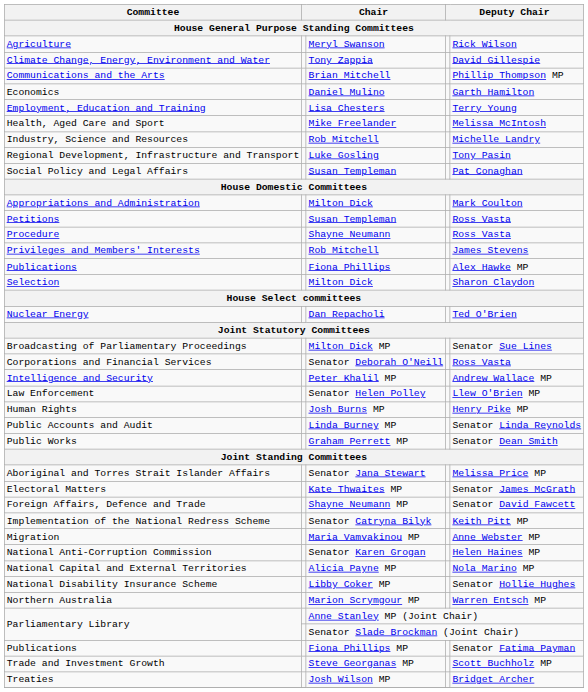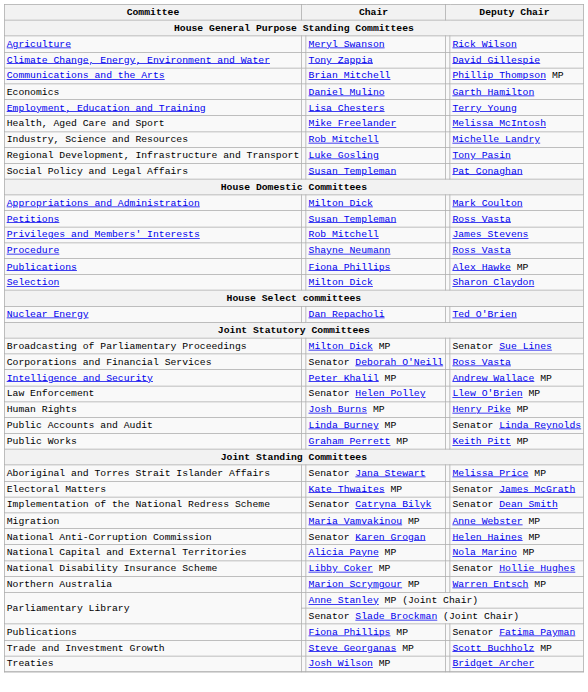rows swapped: (103, 251) <-> (33, 235)
(505, 441) Senator Dean Smith -> (490, 441) Keith Pitt MP
- row: (106, 505)
(490, 521) Keith Pitt MP -> (505, 505) Senator Dean Smith
